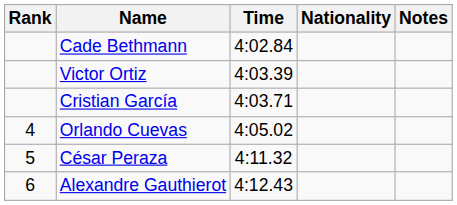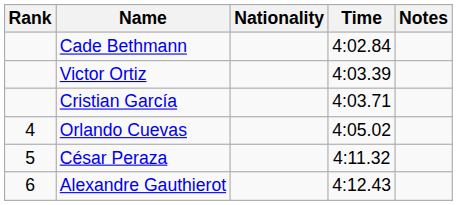columns swapped: (346, 18) <-> (264, 18)
